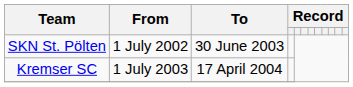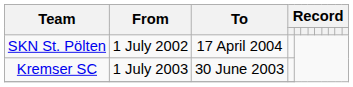(240, 46) 30 June 2003 -> (240, 46) 17 April 2004
(240, 69) 17 April 2004 -> (240, 69) 30 June 2003
